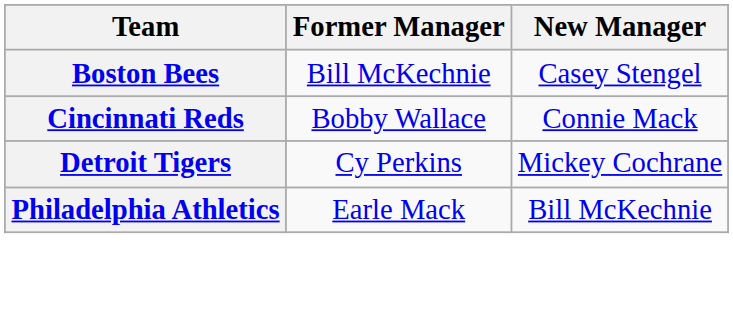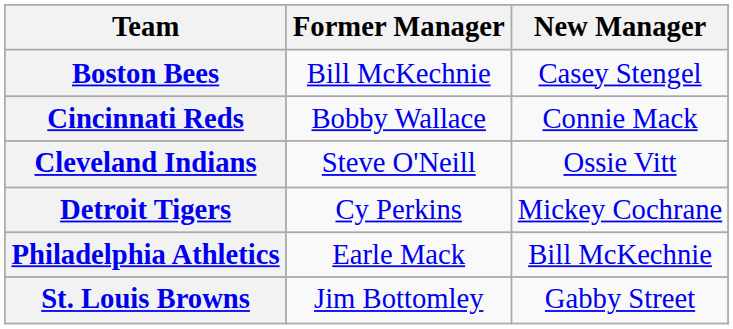+ row: (146, 163)
+ row: (146, 299)
